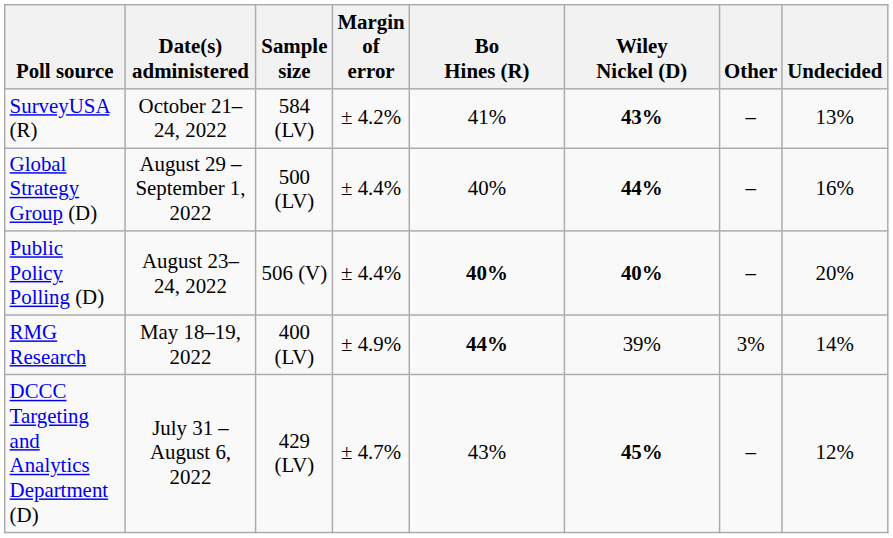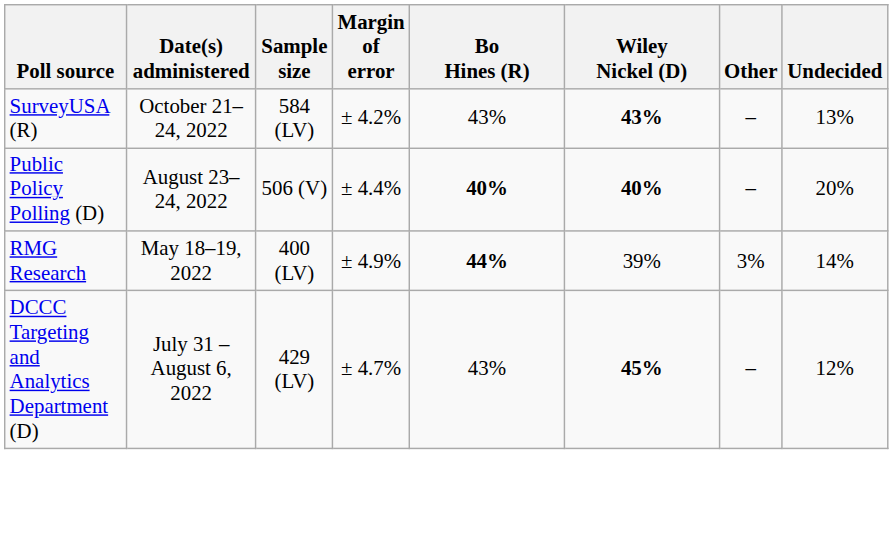(487, 118) 41% -> (487, 118) 43%
- row: (53, 189)
